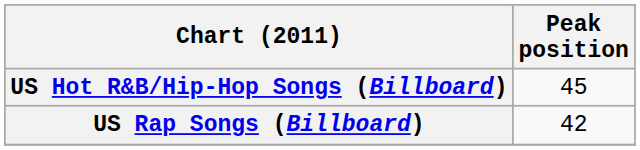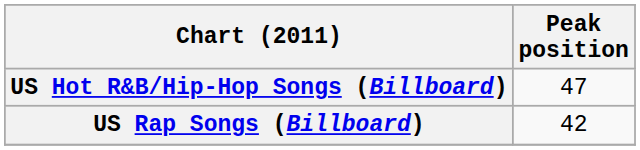(574, 88) 45 -> (574, 88) 47
